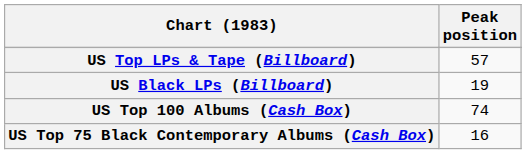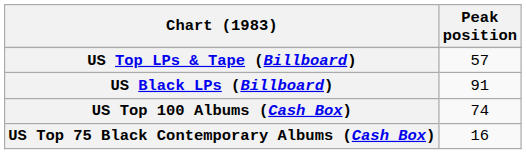(480, 85) 19 -> (480, 85) 91
